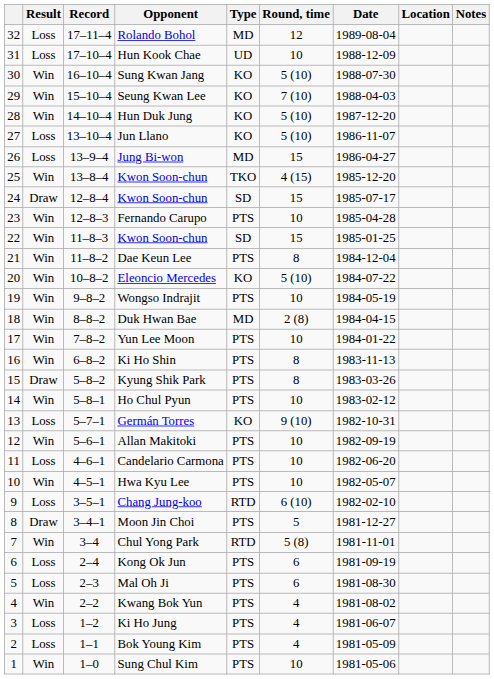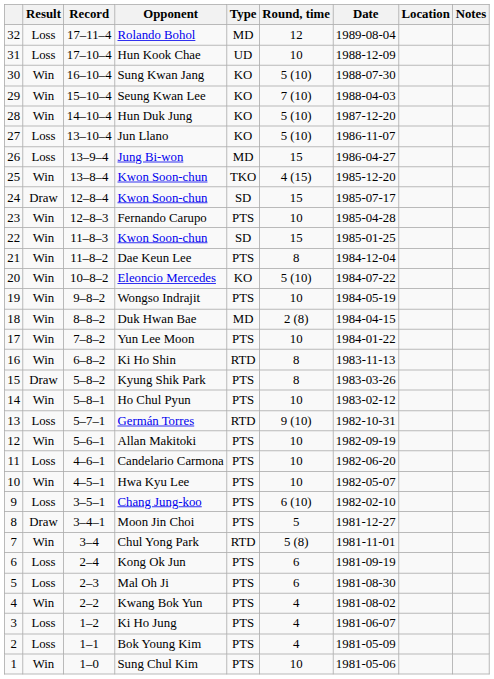(243, 359) PTS -> (243, 359) RTD
(243, 420) KO -> (243, 420) RTD
(243, 501) RTD -> (243, 501) PTS
